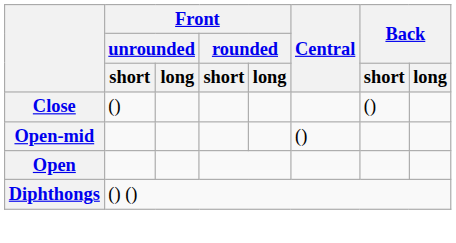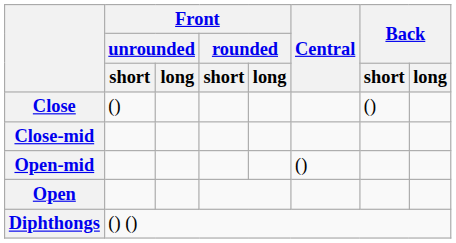+ row: (54, 135)
